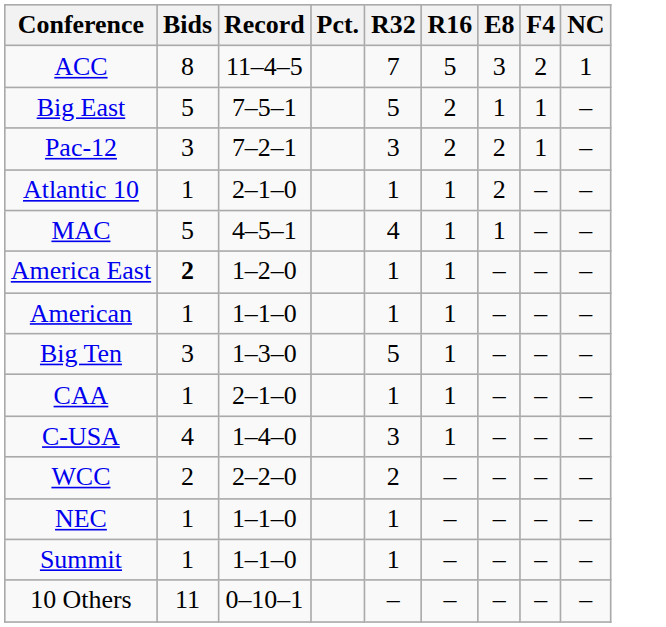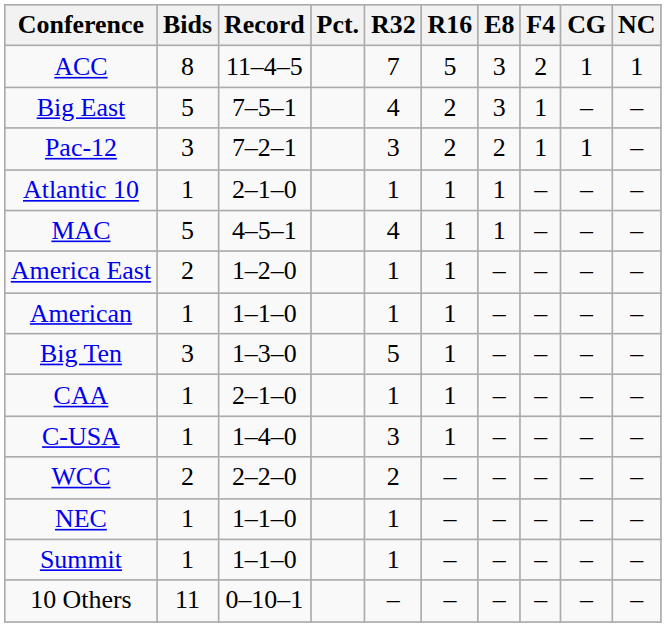+ column: (587, 25)
(393, 107) 5 -> (393, 107) 4
(499, 107) 1 -> (499, 107) 3
(499, 189) 2 -> (499, 189) 1
(188, 271) bold -> (188, 271) normal
(188, 436) 4 -> (188, 436) 1
